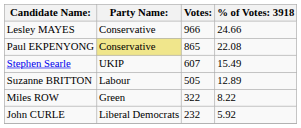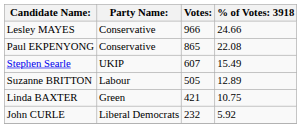(127, 47) khaki background -> (127, 47) no background
+ row: (42, 98)
- row: (33, 98)
